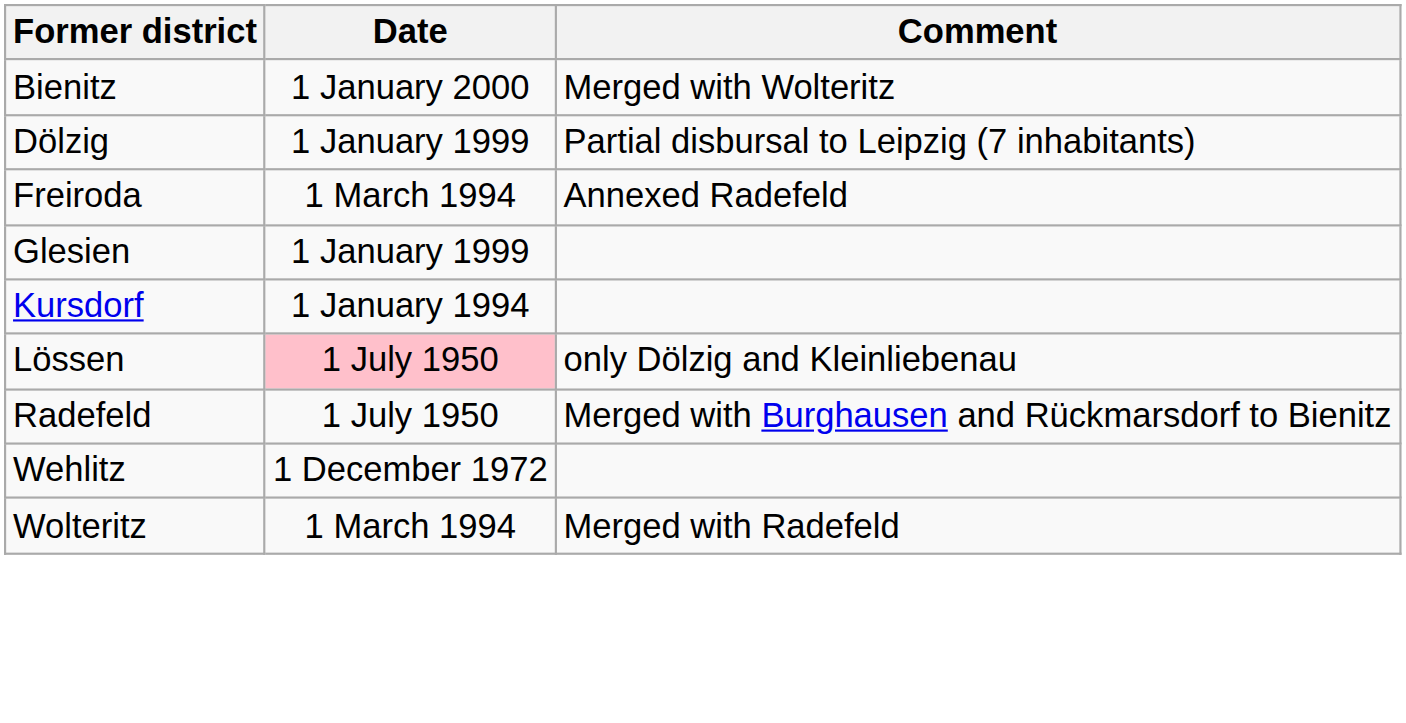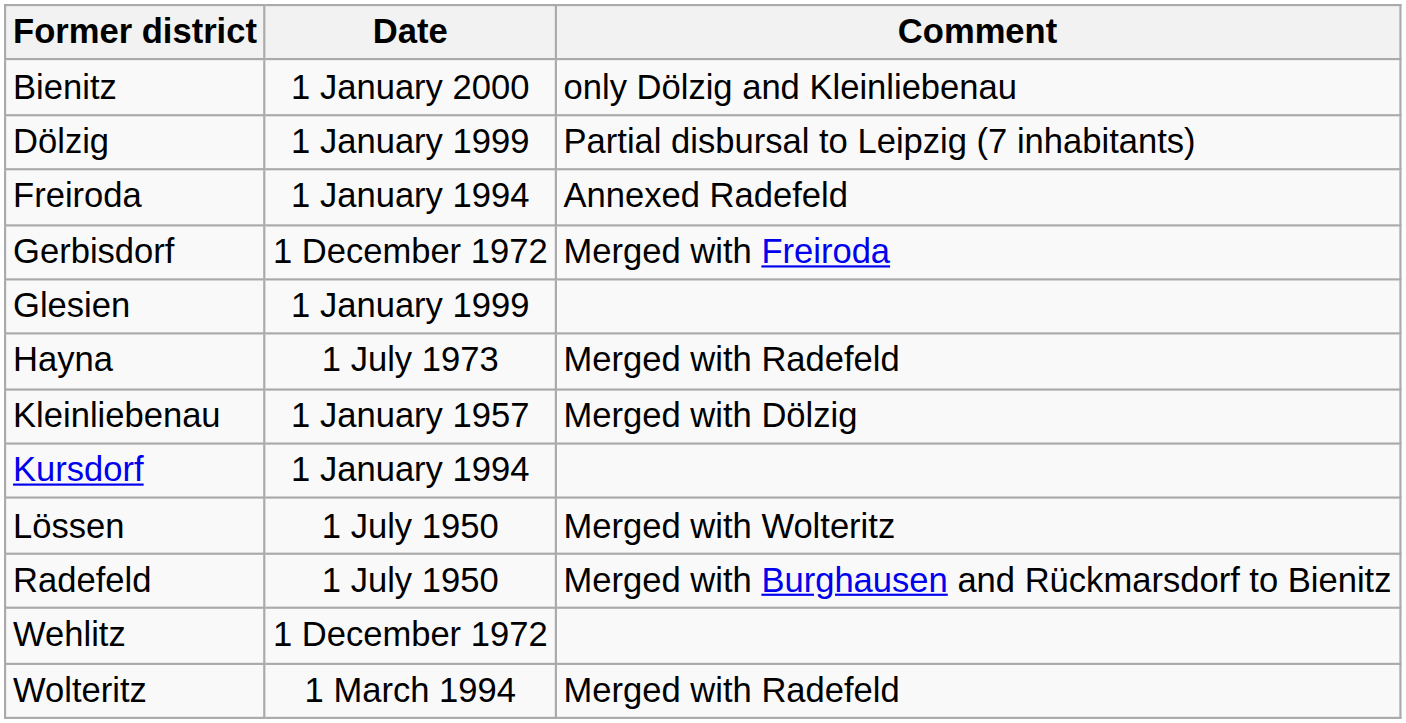(729, 86) Merged with Wolteritz -> (790, 86) only Dölzig and Kleinliebenau
(410, 196) 1 March 1994 -> (410, 196) 1 January 1994
+ row: (94, 251)
+ row: (63, 360)
+ row: (117, 415)
(410, 360) pink background -> (410, 525) no background
(790, 360) only Dölzig and Kleinliebenau -> (729, 525) Merged with Wolteritz
